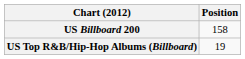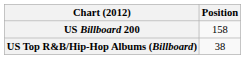(220, 46) 19 -> (220, 46) 38
